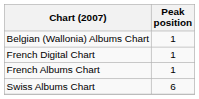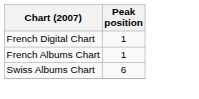- row: (78, 39)
